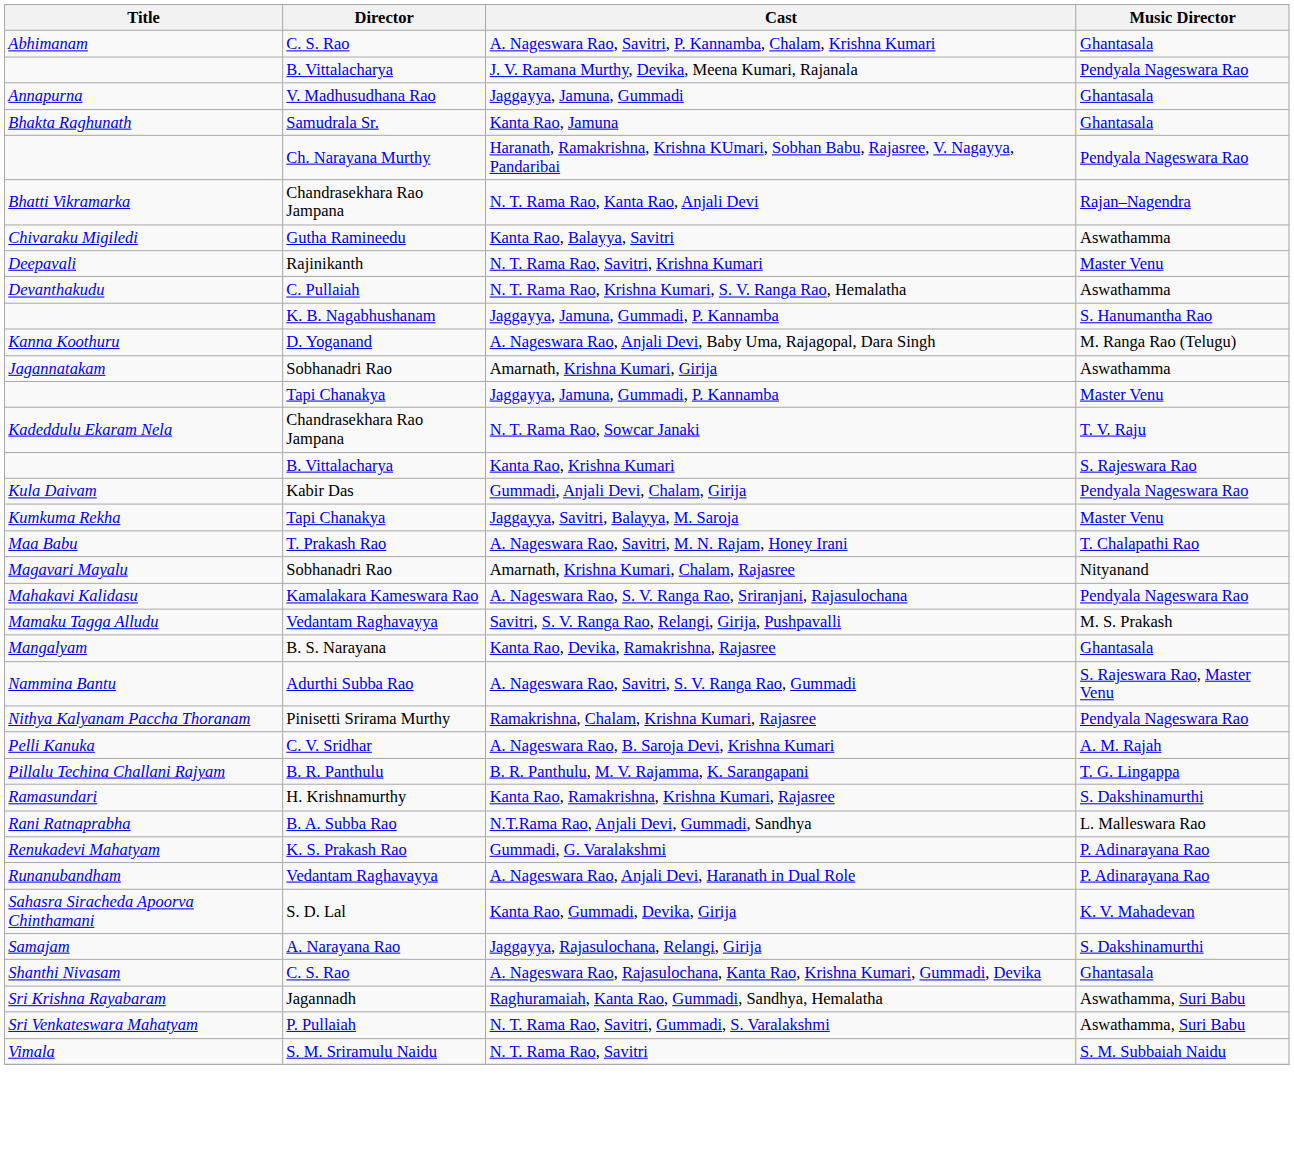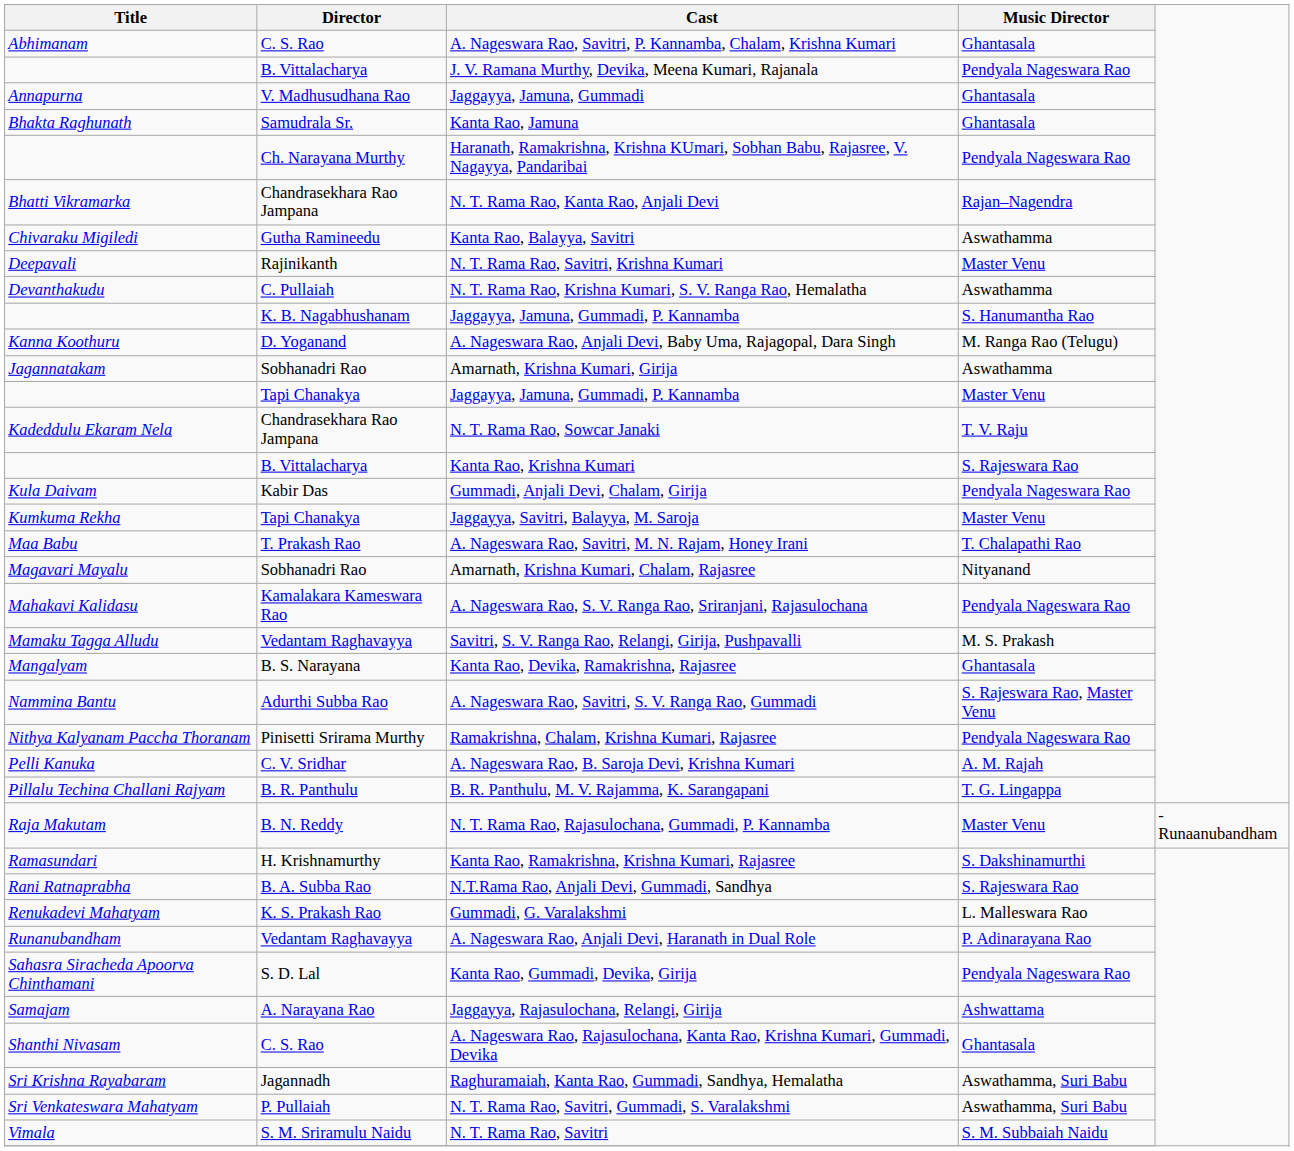+ row: (302, 825)
(1143, 823) L. Malleswara Rao -> (1020, 886) S. Rajeswara Rao
(1145, 849) P. Adinarayana Rao -> (1025, 912) L. Malleswara Rao
(1137, 911) K. V. Mahadevan -> (1046, 974) Pendyala Nageswara Rao
(1142, 946) S. Dakshinamurthi -> (1003, 1009) Ashwattama
